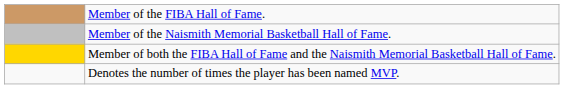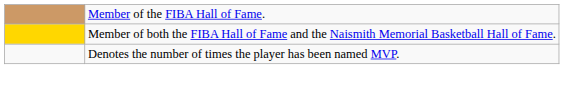- row: (240, 34)
